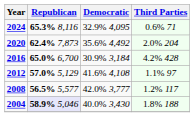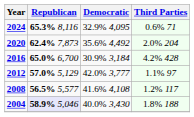(106, 73) 41.6% 4,108 -> (106, 73) 42.0% 3,777
(106, 88) 42.0% 3,777 -> (106, 88) 41.6% 4,108
